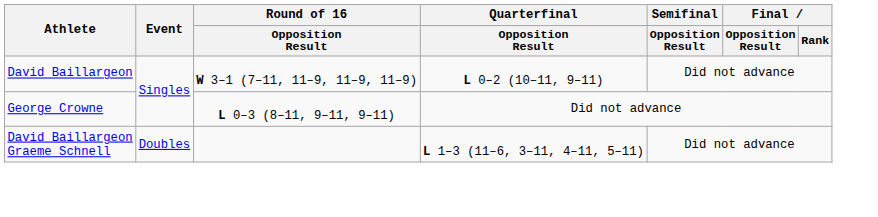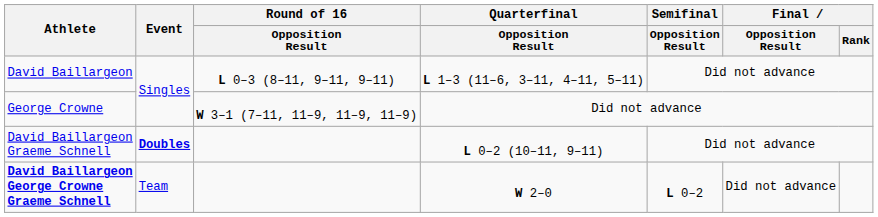(307, 81) W 3–1 (7–11, 11–9, 11–9, 11–9) -> (307, 81) L 0–3 (8–11, 9–11, 9–11)
(533, 81) L 0–2 (10–11, 9–11) -> (533, 81) L 1–3 (11–6, 3–11, 4–11, 5–11)
(307, 116) L 0–3 (8–11, 9–11, 9–11) -> (307, 116) W 3–1 (7–11, 11–9, 11–9, 11–9)
(164, 144) normal -> (164, 144) bold
(533, 151) L 1–3 (11–6, 3–11, 4–11, 5–11) -> (533, 151) L 0–2 (10–11, 9–11)
+ row: (70, 187)
